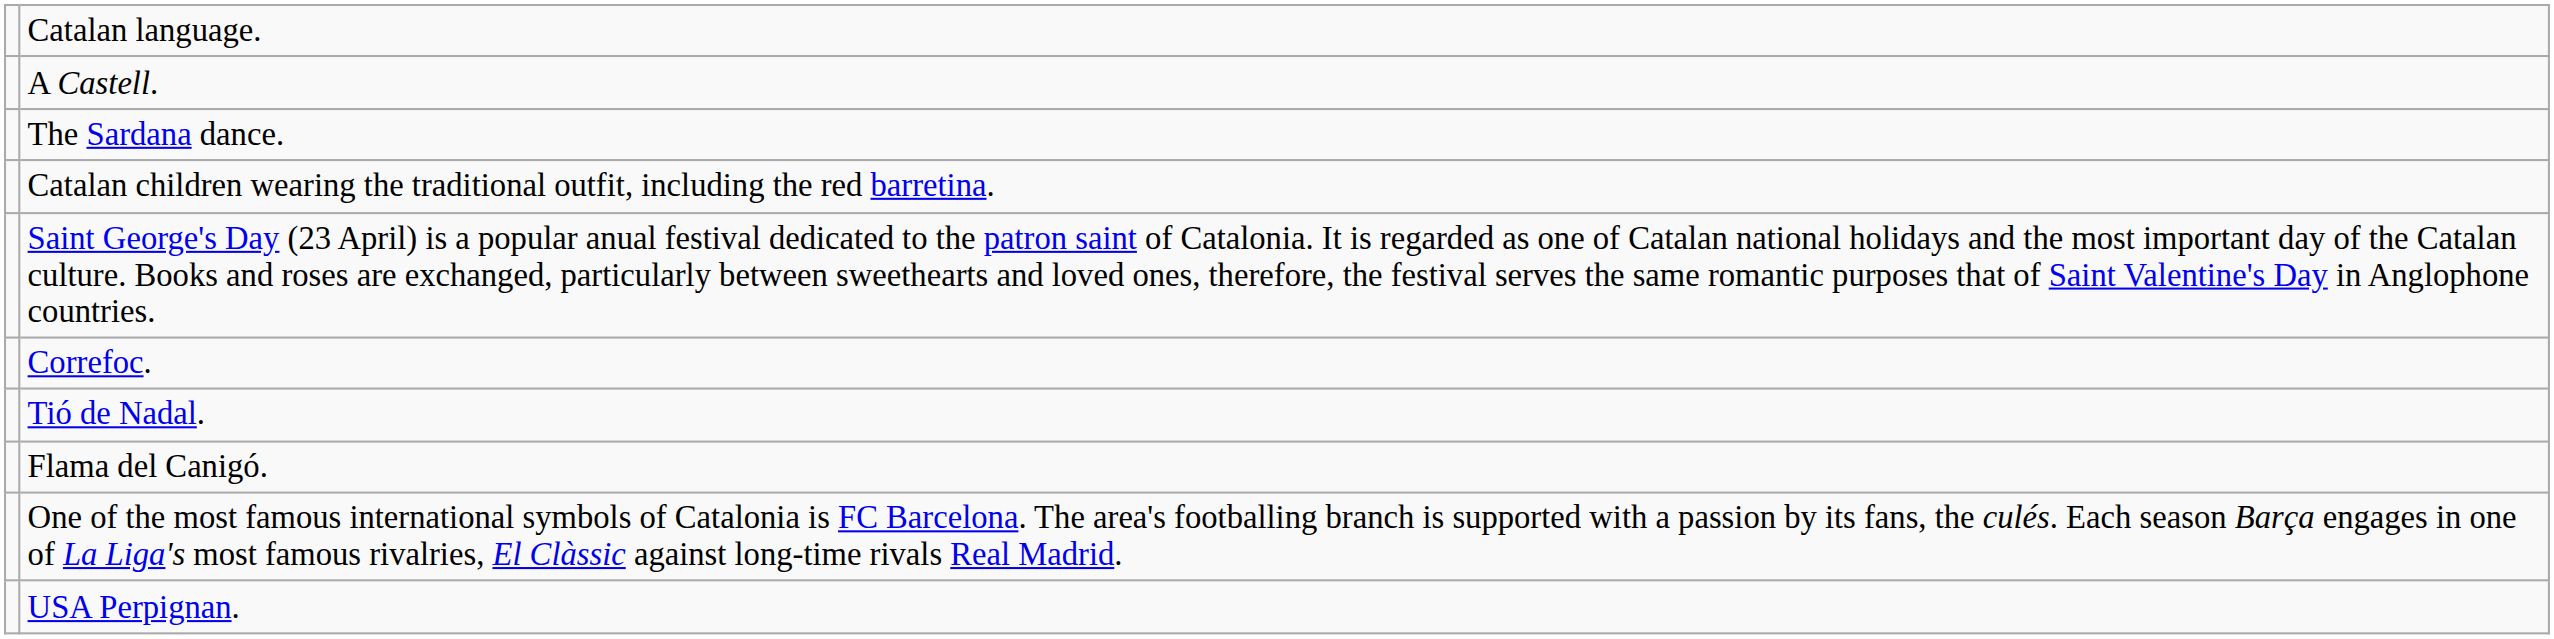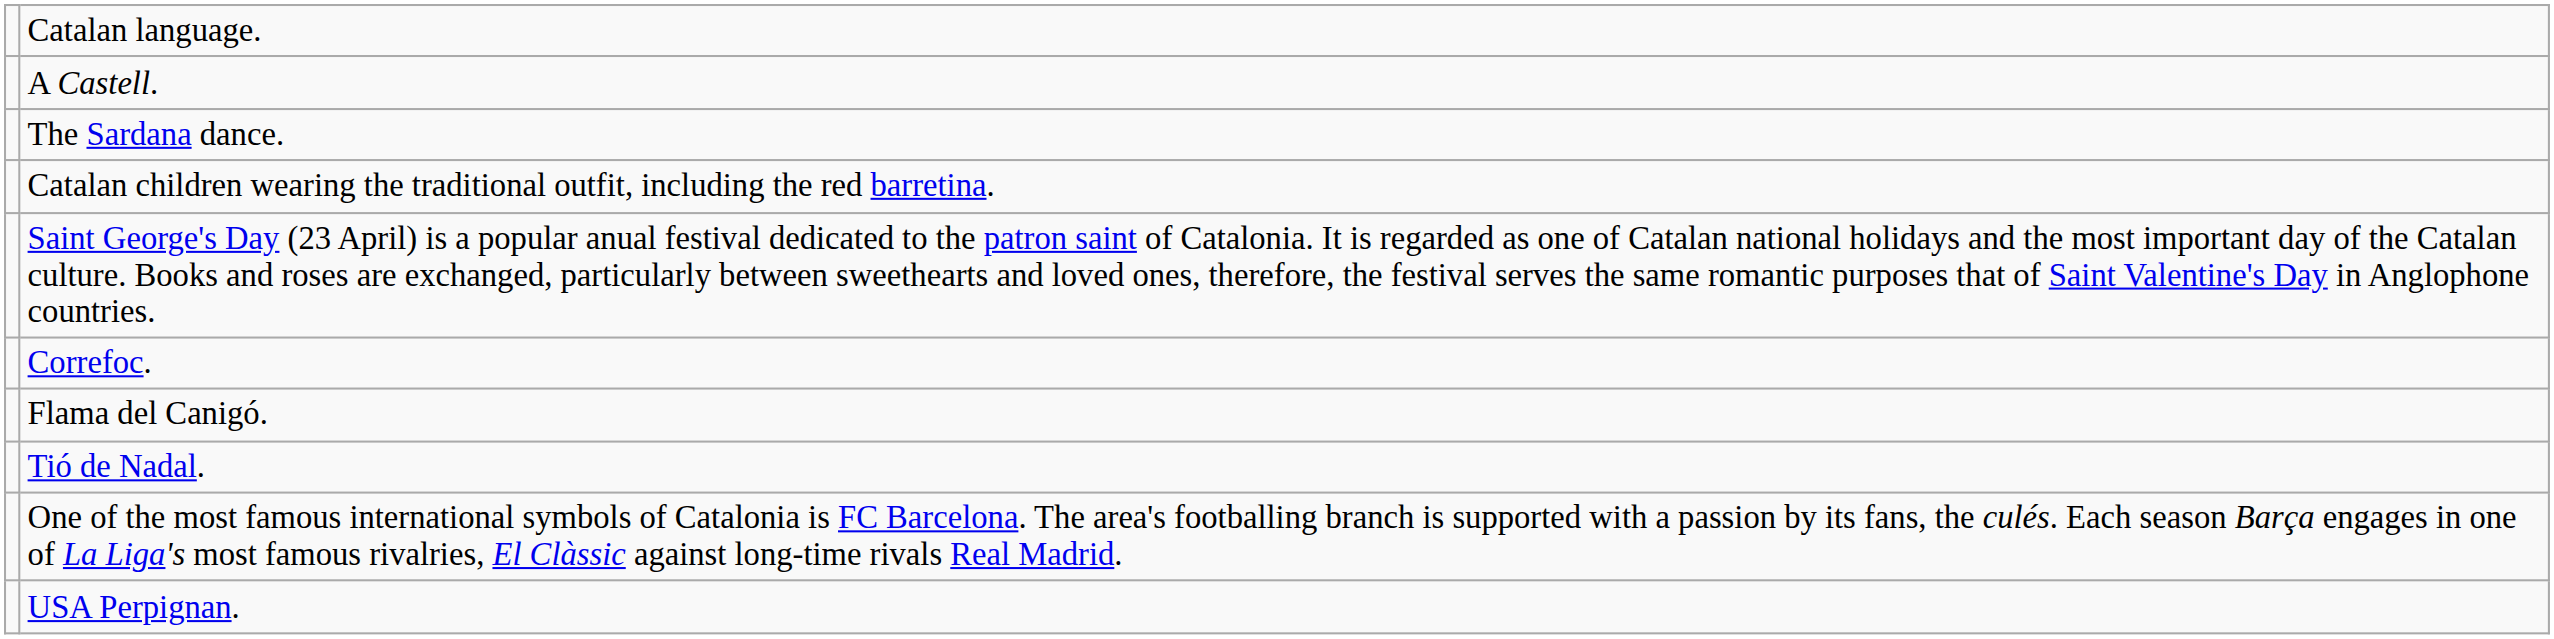rows swapped: (148, 466) <-> (116, 414)
